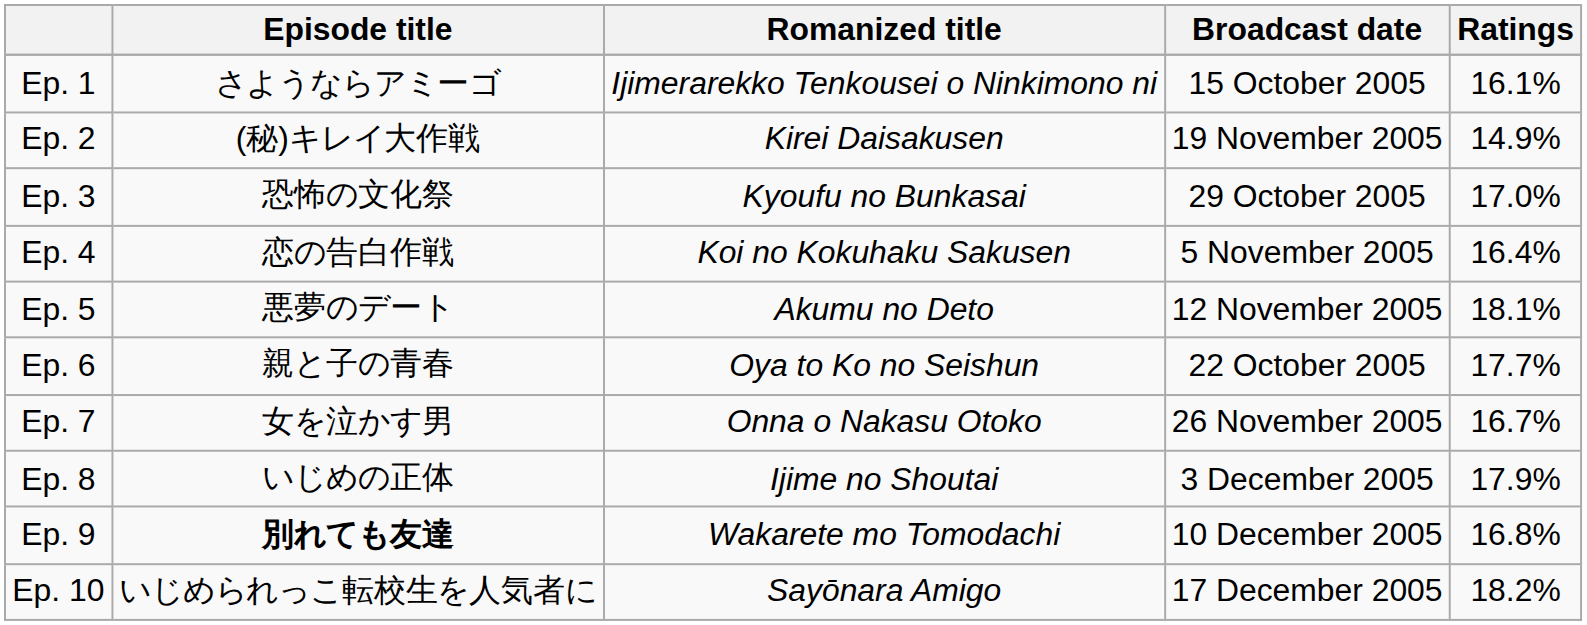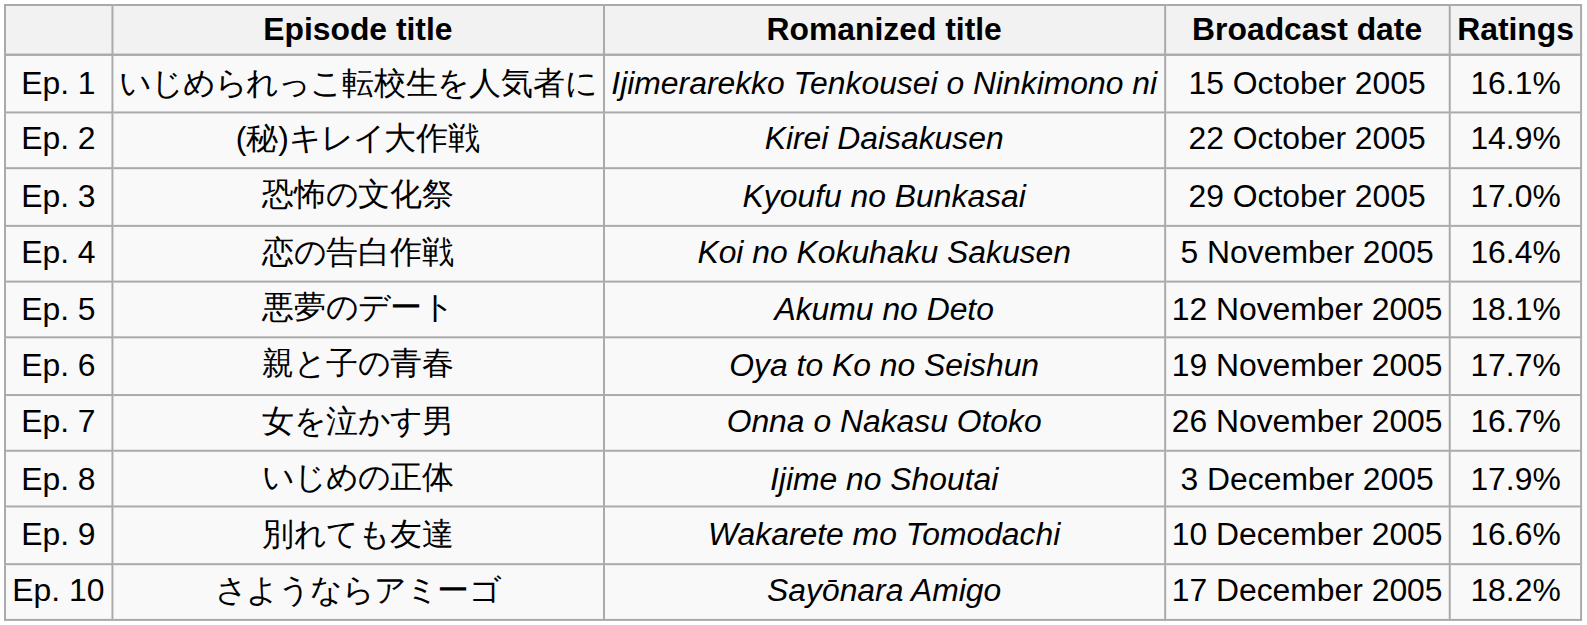(358, 82) さようならアミーゴ -> (358, 82) いじめられっこ転校生を人気者に
(1307, 139) 19 November 2005 -> (1307, 139) 22 October 2005
(1307, 365) 22 October 2005 -> (1307, 365) 19 November 2005
(358, 533) bold -> (358, 533) normal
(1516, 534) 16.8% -> (1516, 534) 16.6%
(358, 590) いじめられっこ転校生を人気者に -> (358, 590) さようならアミーゴ
